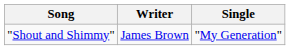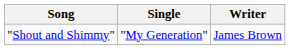columns swapped: (238, 14) <-> (155, 14)
